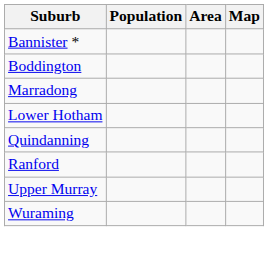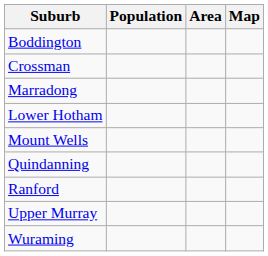- row: (44, 41)
+ row: (39, 66)
+ row: (48, 139)
